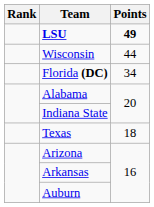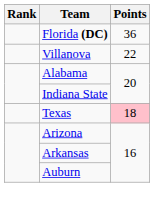- row: (54, 34)
- row: (68, 53)
(130, 73) 34 -> (130, 34) 36
+ row: (66, 53)
(130, 133) no background -> (130, 113) pink background
